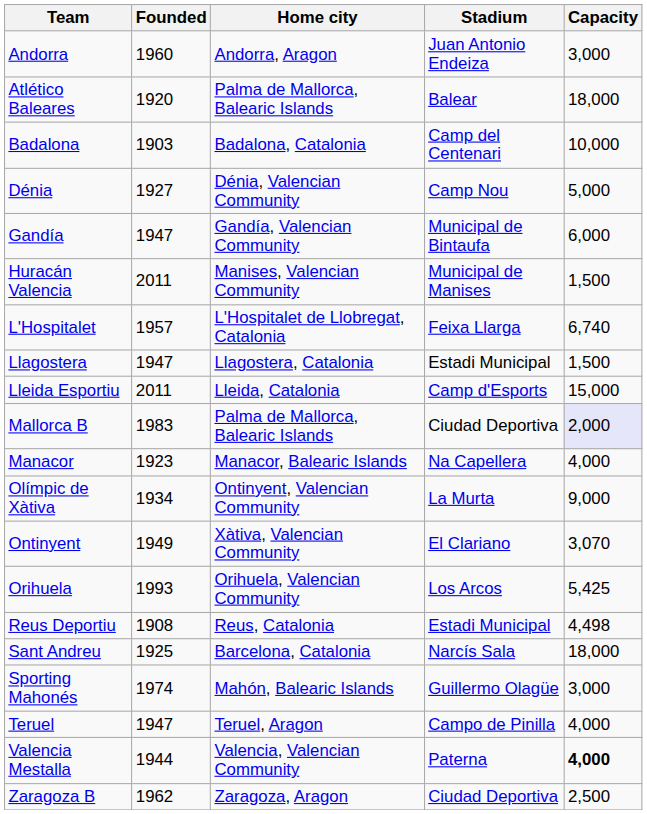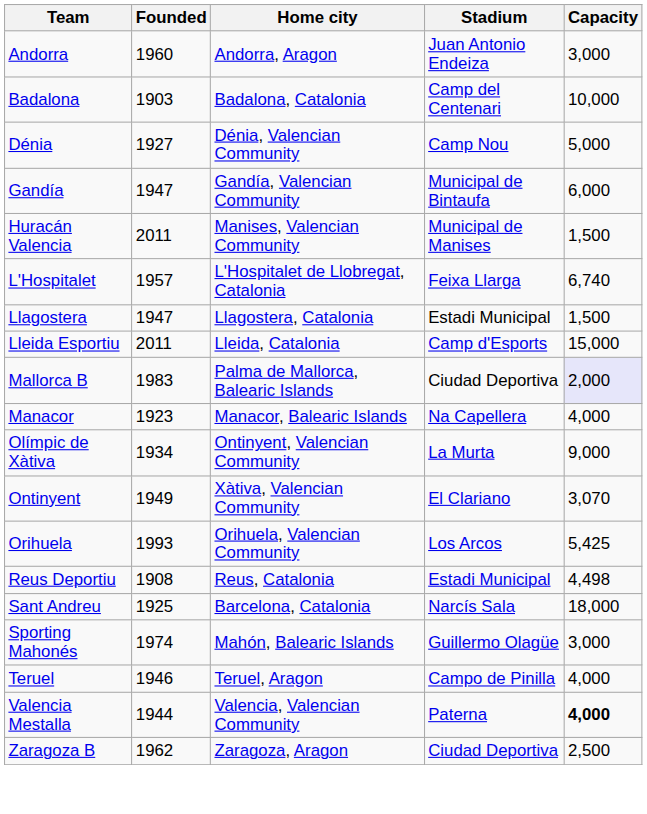- row: (42, 99)
(154, 724) 1947 -> (154, 678) 1946
